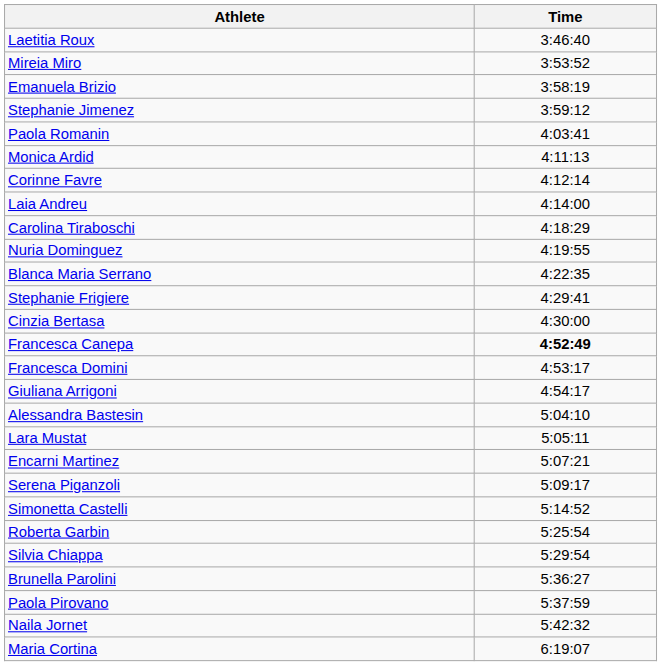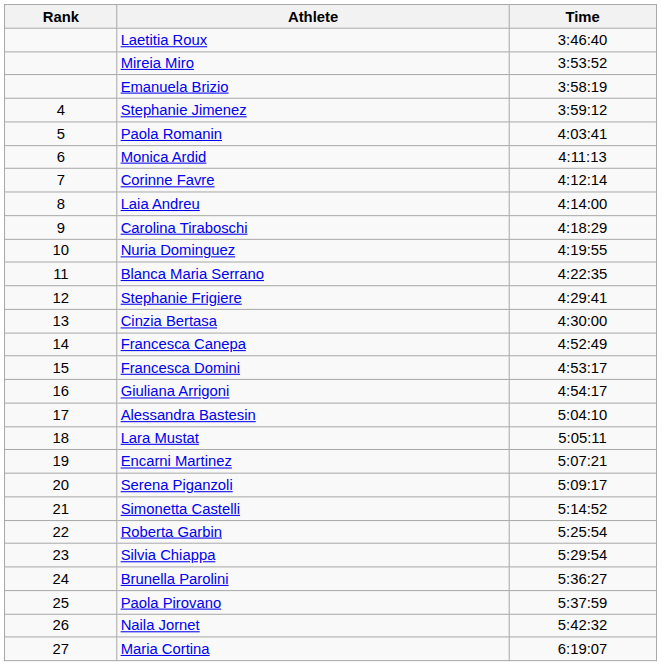+ column: (61, 17)
(565, 345) bold -> (583, 345) normal
